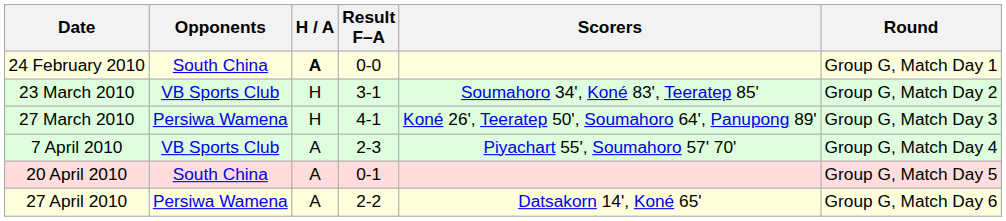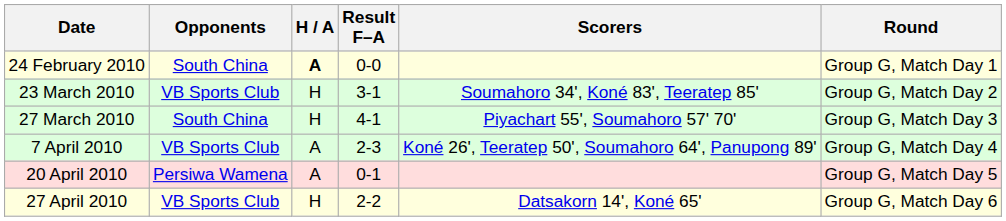(220, 119) Persiwa Wamena -> (220, 119) South China
(610, 119) Koné 26', Teeratep 50', Soumahoro 64', Panupong 89' -> (610, 119) Piyachart 55', Soumahoro 57' 70'
(610, 147) Piyachart 55', Soumahoro 57' 70' -> (610, 147) Koné 26', Teeratep 50', Soumahoro 64', Panupong 89'
(220, 174) South China -> (220, 174) Persiwa Wamena
(220, 202) Persiwa Wamena -> (220, 202) VB Sports Club
(315, 202) A -> (315, 202) H
